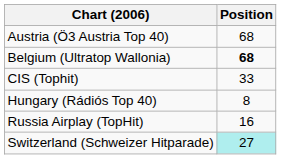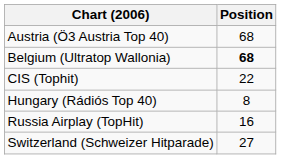(246, 79) 33 -> (246, 79) 22
(246, 143) paleturquoise background -> (246, 143) no background
